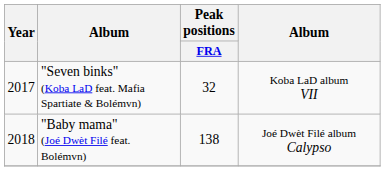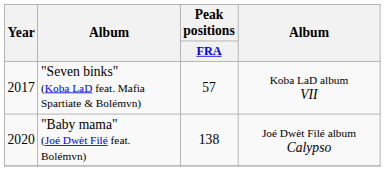(209, 87) 32 -> (209, 87) 57
(21, 139) 2018 -> (21, 139) 2020
